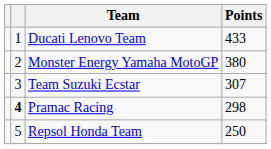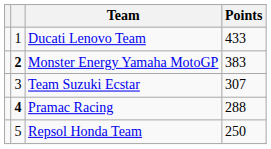(18, 61) normal -> (18, 61) bold
(236, 61) 380 -> (236, 61) 383
(236, 108) 298 -> (236, 108) 288
